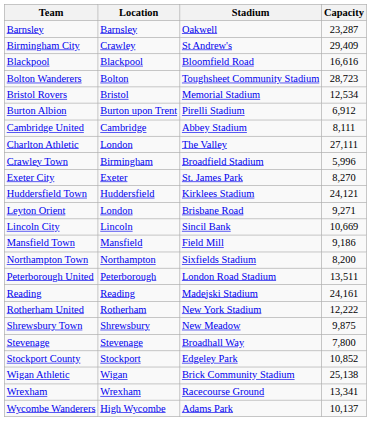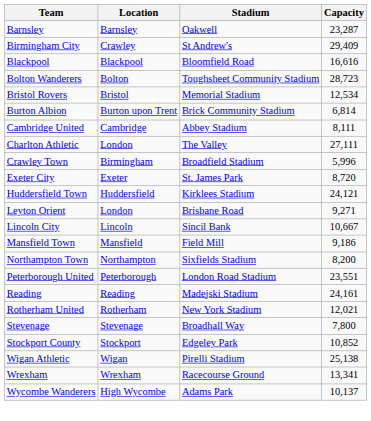(213, 111) Pirelli Stadium -> (238, 111) Brick Community Stadium
(344, 111) 6,912 -> (344, 111) 6,814
(344, 177) 8,270 -> (344, 177) 8,720
(344, 227) 10,669 -> (344, 227) 10,667
(344, 276) 13,511 -> (344, 276) 23,551
(344, 309) 12,222 -> (344, 309) 12,021
- row: (45, 326)
(238, 375) Brick Community Stadium -> (213, 359) Pirelli Stadium
